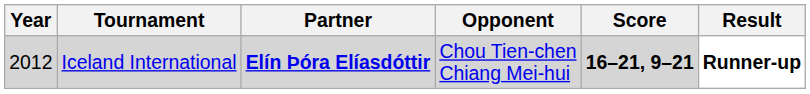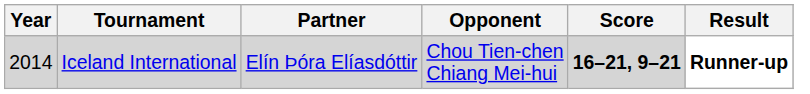(31, 62) 2012 -> (31, 62) 2014
(338, 62) bold -> (332, 62) normal
